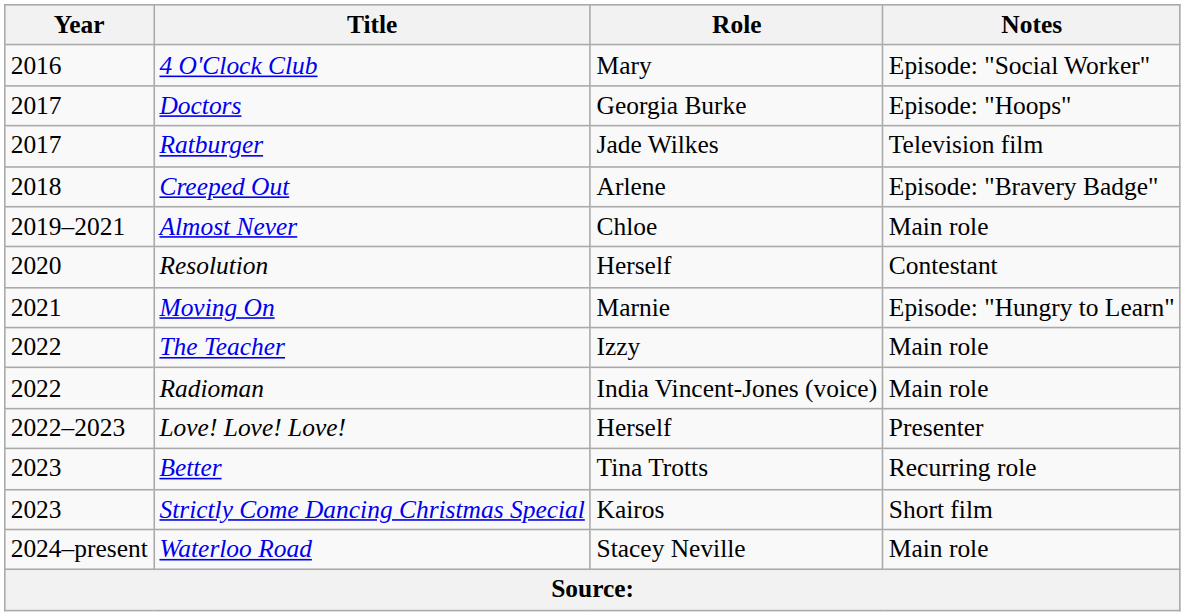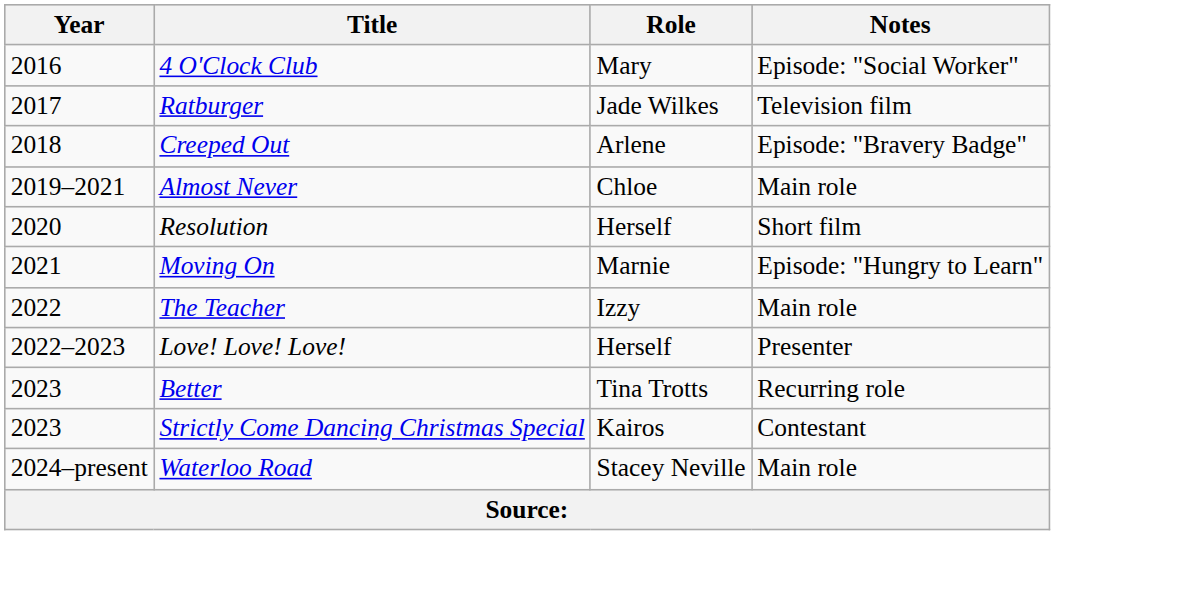- row: (200, 105)
(943, 266) Contestant -> (809, 226) Short film
- row: (212, 387)
(941, 508) Short film -> (812, 428) Contestant
